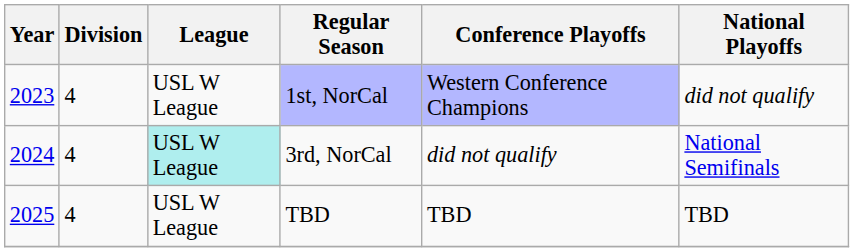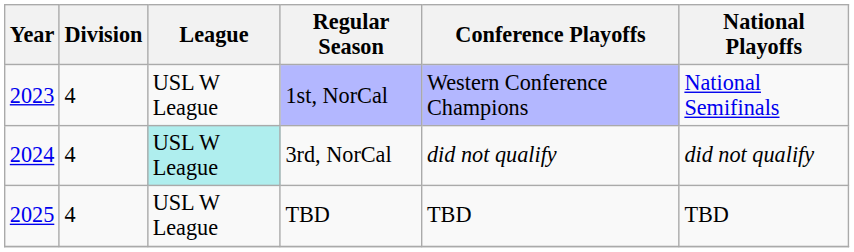(749, 94) did not qualify -> (732, 94) National Semifinals
(732, 155) National Semifinals -> (749, 155) did not qualify
